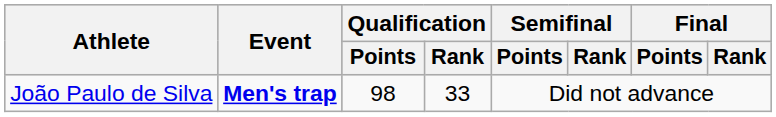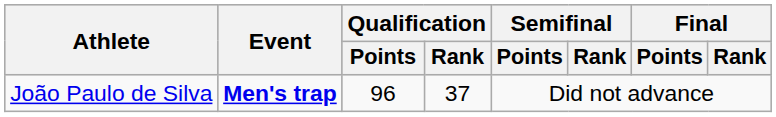(383, 94) 98 -> (383, 94) 96
(458, 94) 33 -> (458, 94) 37
